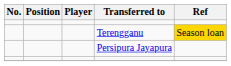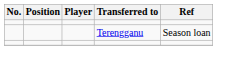(200, 32) gold background -> (187, 32) no background
- row: (14, 48)
